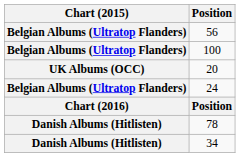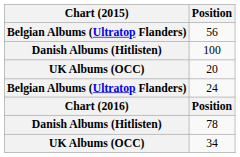(97, 50) Belgian Albums (Ultratop Flanders) -> (97, 50) Danish Albums (Hitlisten)
(97, 143) Danish Albums (Hitlisten) -> (97, 143) UK Albums (OCC)
